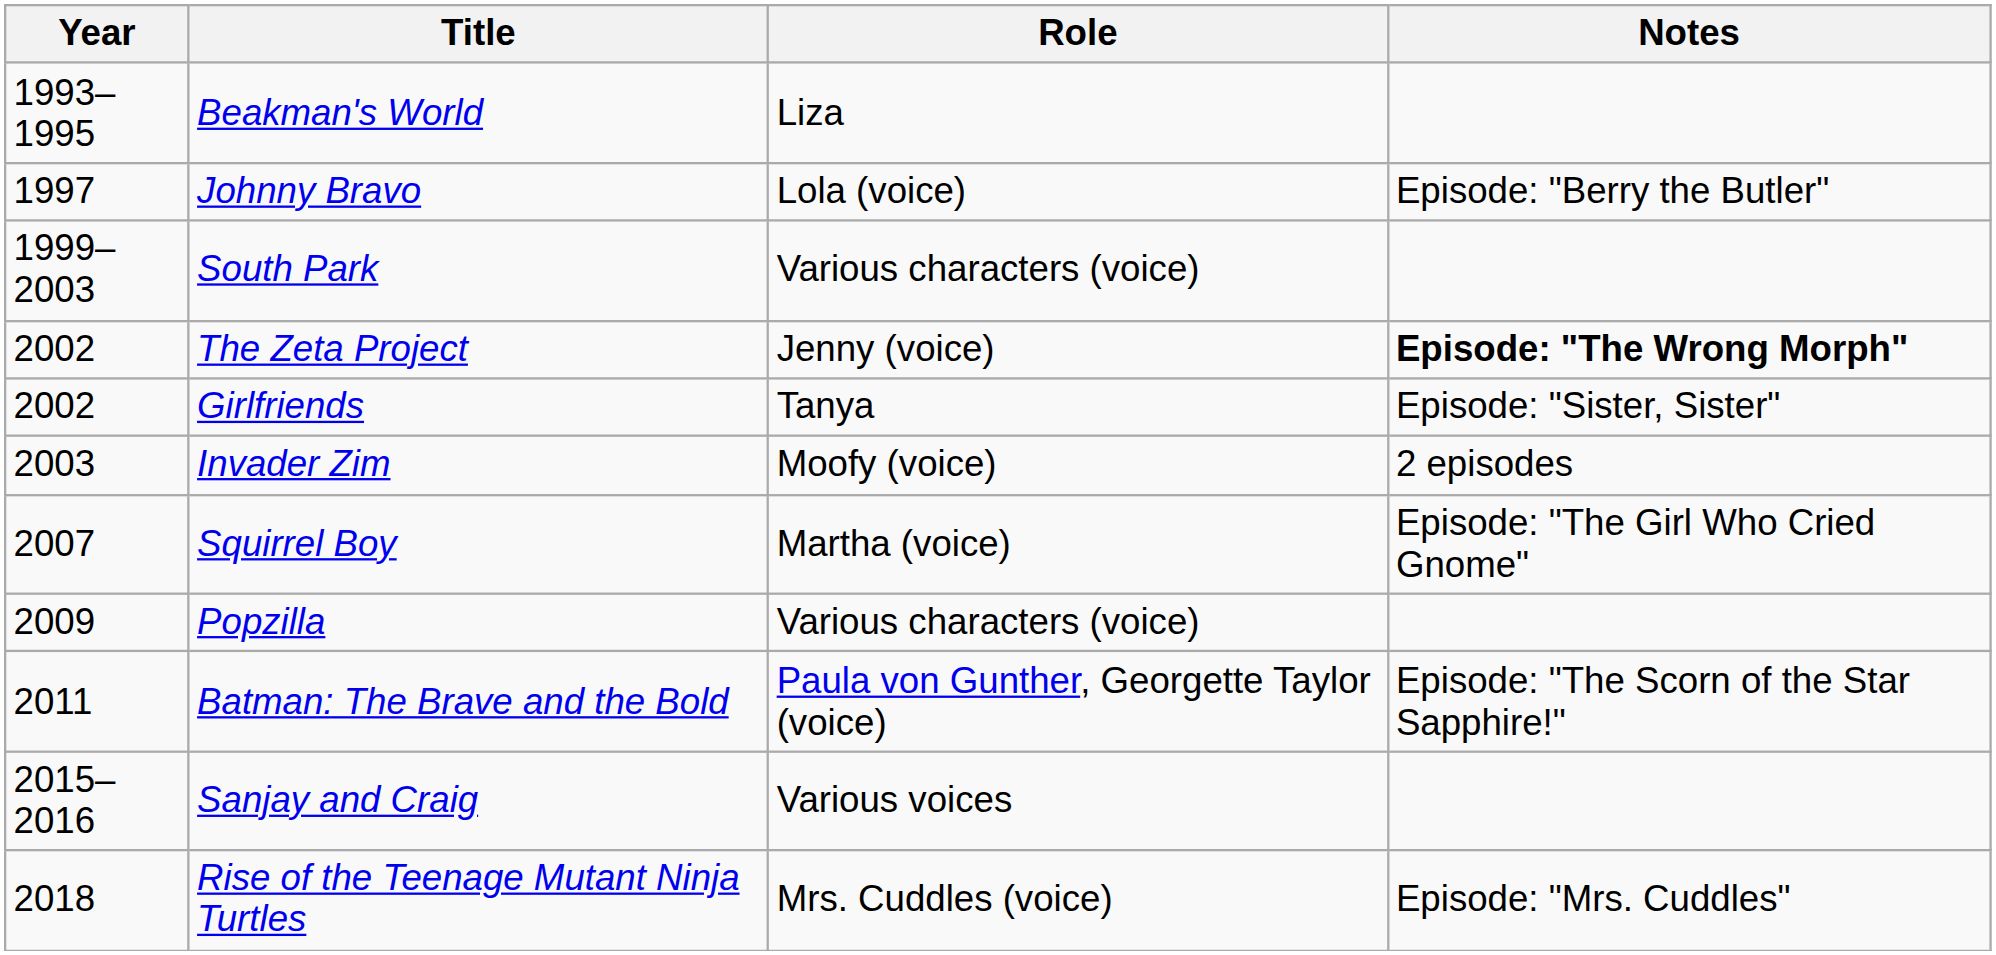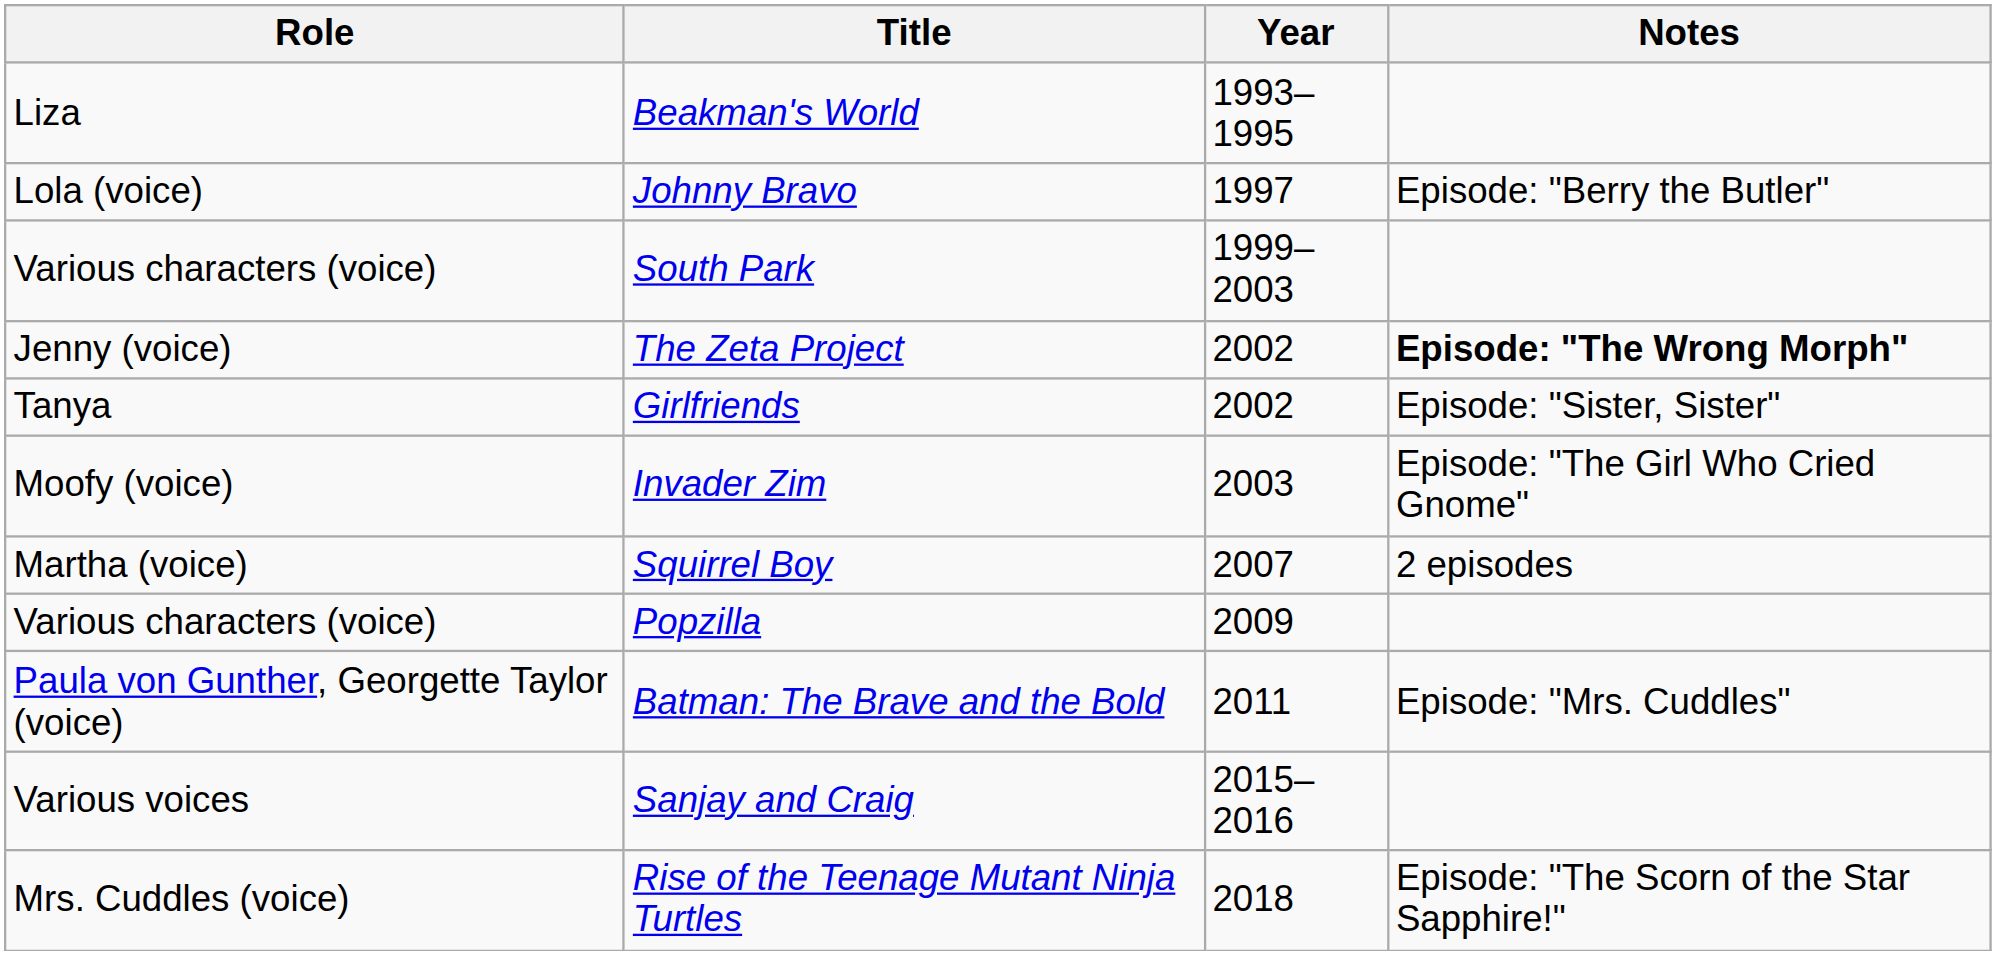columns swapped: (97, 33) <-> (1078, 33)
(1485, 464) 2 episodes -> (1636, 485) Episode: "The Girl Who Cried Gnome"
(1636, 543) Episode: "The Girl Who Cried Gnome" -> (1485, 563) 2 episodes
(1653, 700) Episode: "The Scorn of the Star Sapphire!" -> (1593, 700) Episode: "Mrs. Cuddles"
(1593, 899) Episode: "Mrs. Cuddles" -> (1653, 899) Episode: "The Scorn of the Star Sapphire!"
